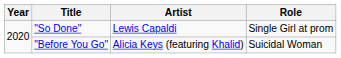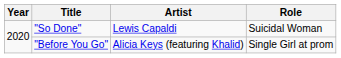(291, 28) Single Girl at prom -> (285, 28) Suicidal Woman
(285, 45) Suicidal Woman -> (291, 45) Single Girl at prom
